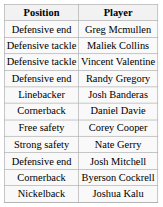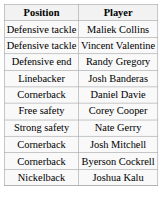- row: (118, 29)
(42, 161) Defensive end -> (42, 144) Cornerback
